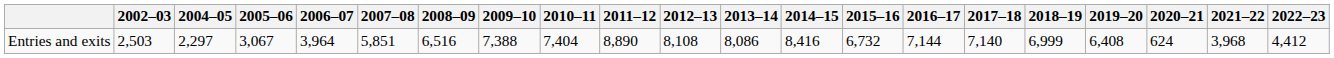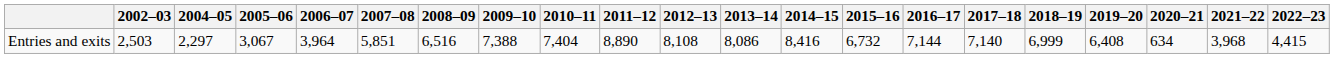(1162, 41) 624 -> (1162, 41) 634
(1289, 41) 4,412 -> (1289, 41) 4,415
